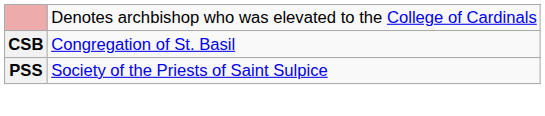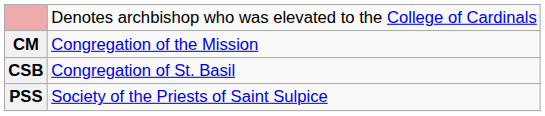+ row: (26, 44)
